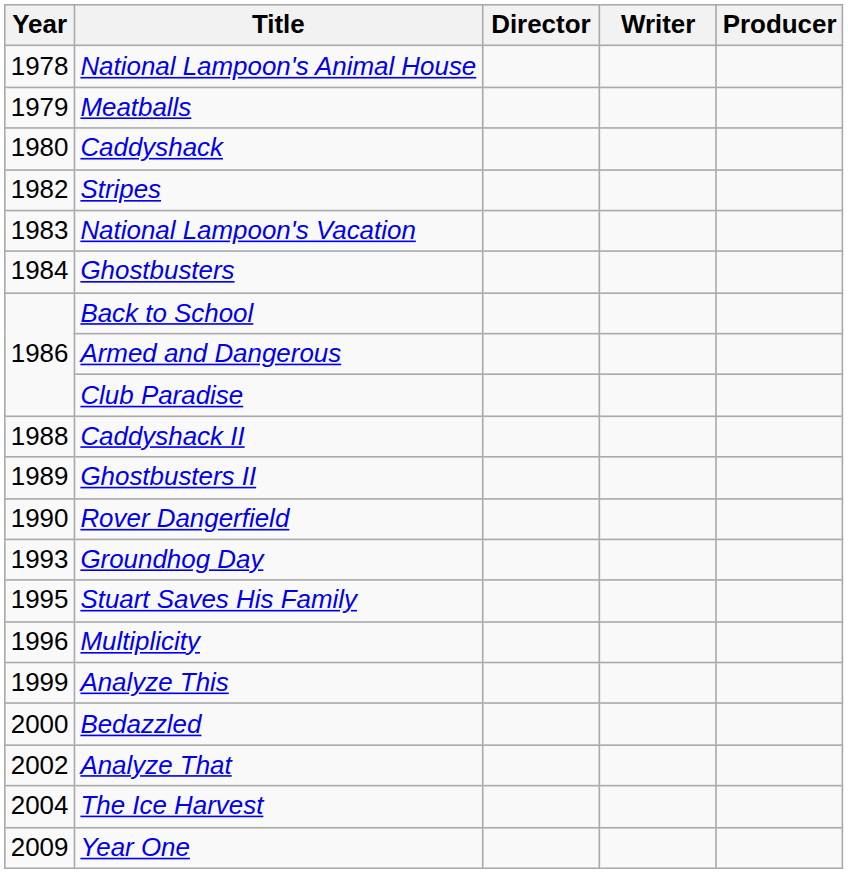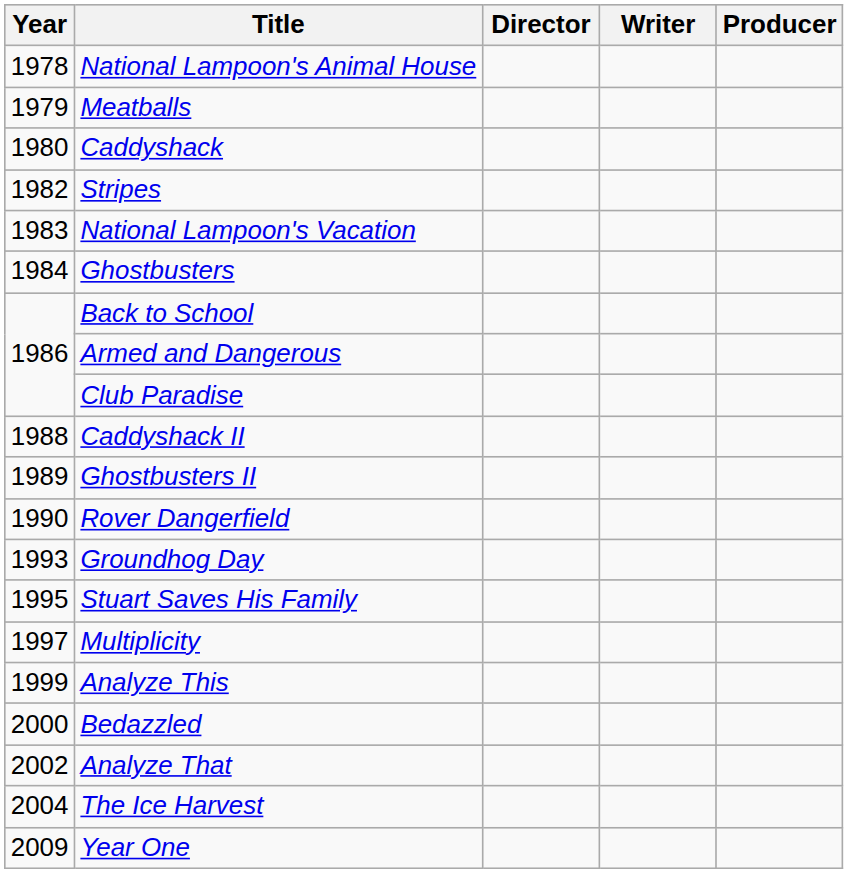(40, 641) 1996 -> (40, 641) 1997
